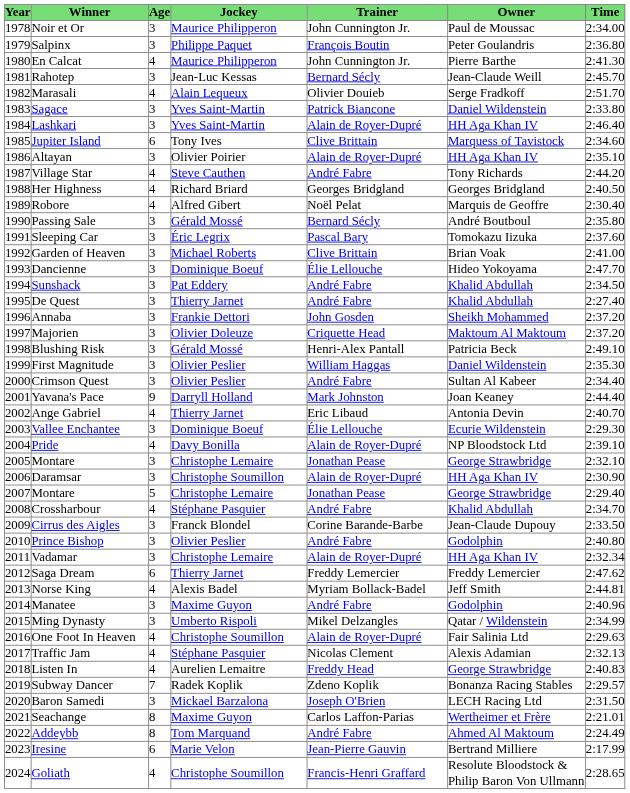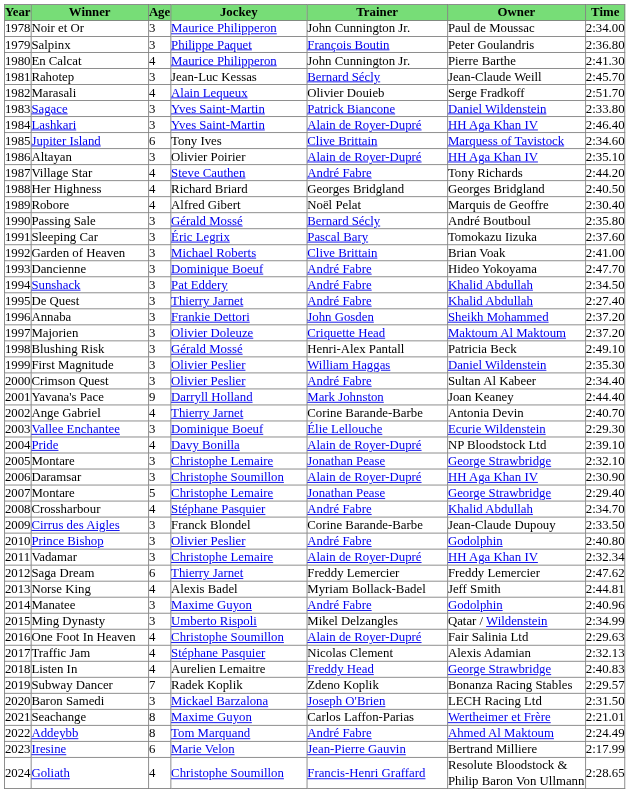(345, 268) Élie Lellouche -> (339, 268) André Fabre
(338, 413) Eric Libaud -> (365, 413) Corine Barande-Barbe
